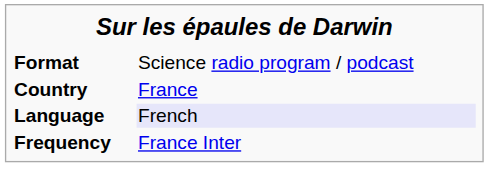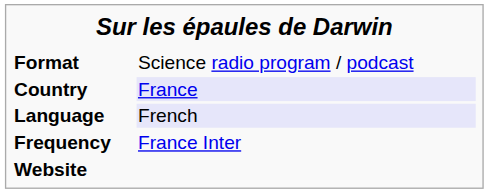(168, 89) no background -> (168, 89) lavender background
+ row: (51, 169)
